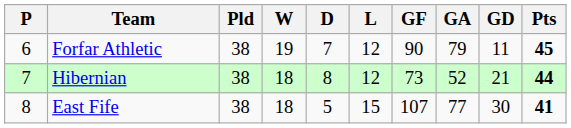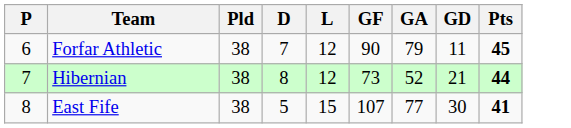- column: (284, 19)
